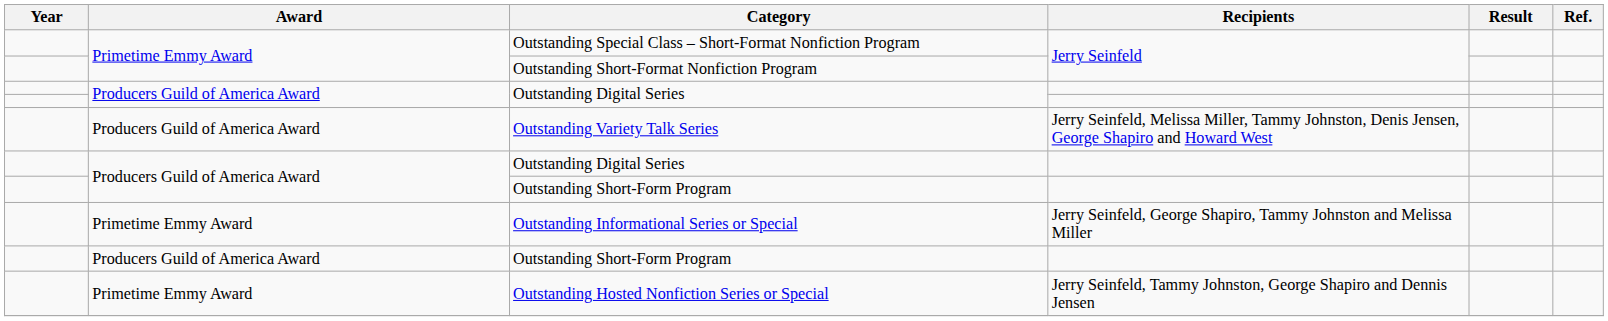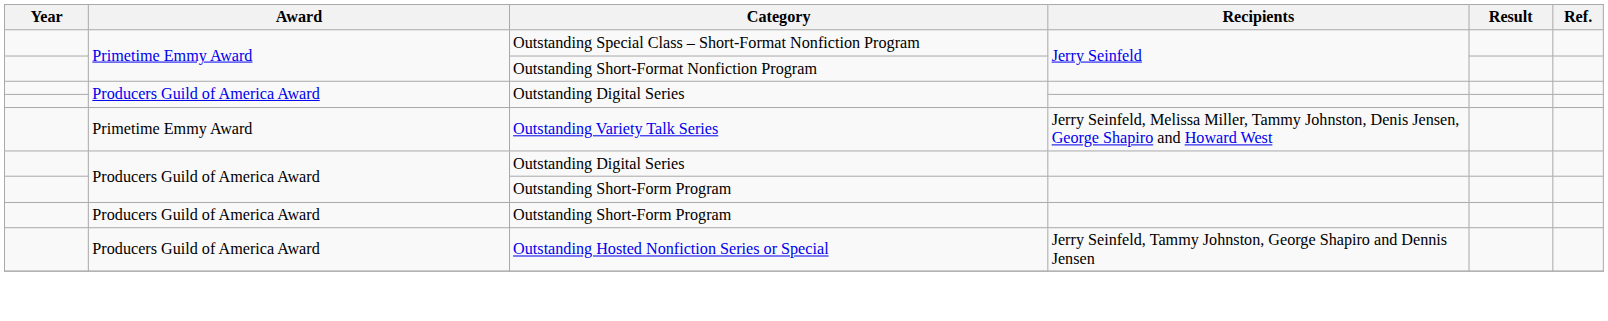(206, 128) Producers Guild of America Award -> (172, 128) Primetime Emmy Award
- row: (655, 223)
(172, 293) Primetime Emmy Award -> (206, 249) Producers Guild of America Award
